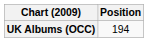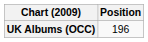(121, 29) 194 -> (121, 29) 196
